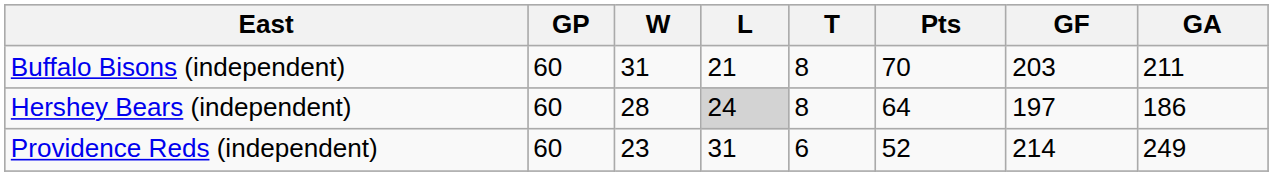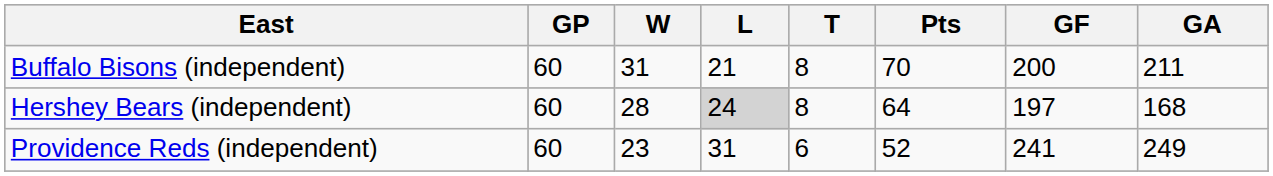(1034, 66) 203 -> (1034, 66) 200
(1165, 107) 186 -> (1165, 107) 168
(1034, 149) 214 -> (1034, 149) 241
